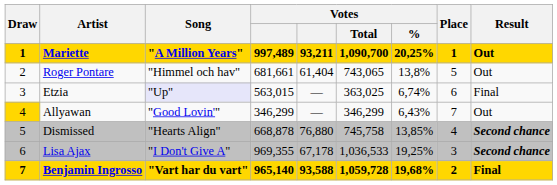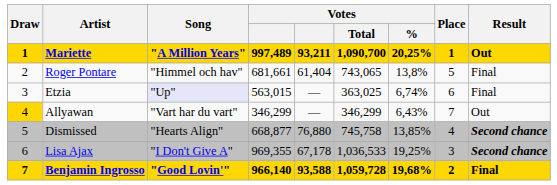(483, 72) Out -> (484, 72) Final
(184, 111) "Good Lovin'" -> (194, 111) "Vart har du vart"
(274, 131) 668,878 -> (271, 131) 668,877
(198, 170) "Vart har du vart" -> (190, 170) "Good Lovin'"
(274, 170) 965,140 -> (271, 170) 966,140
